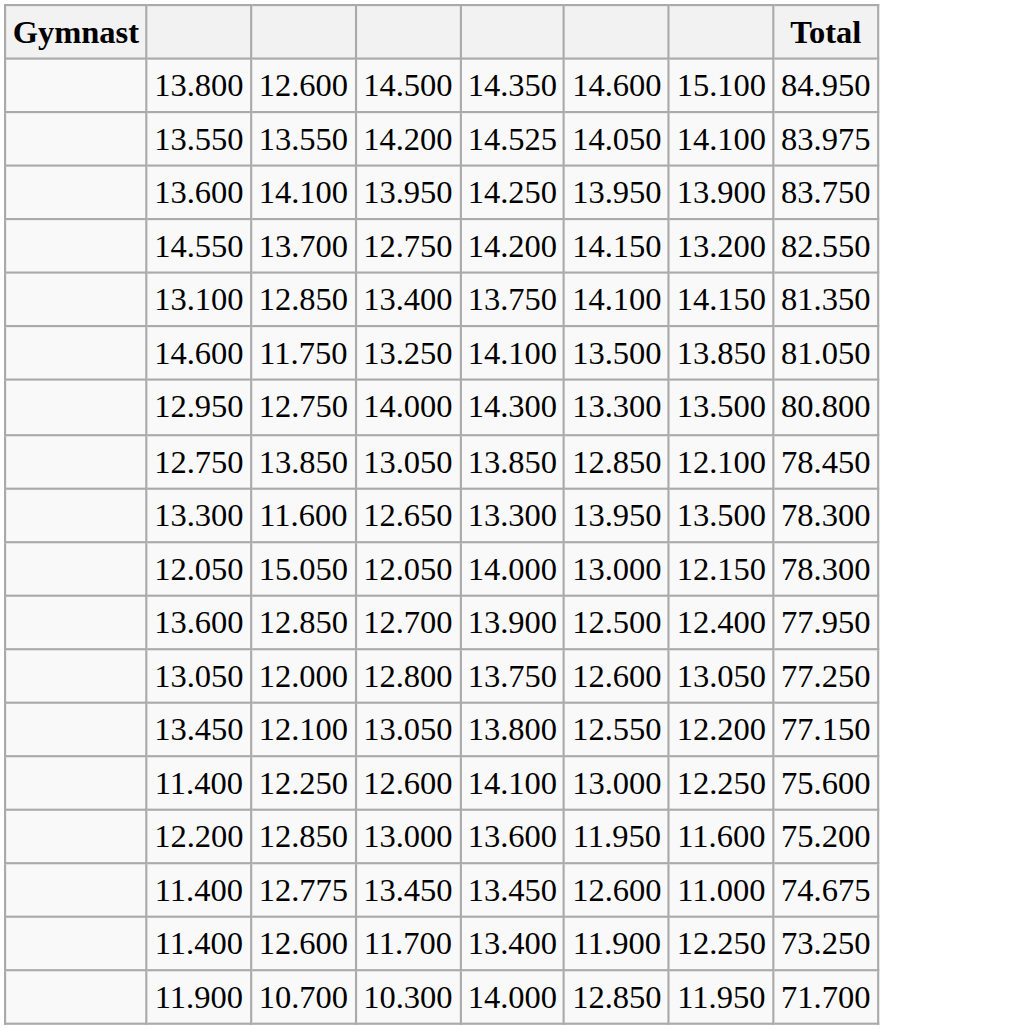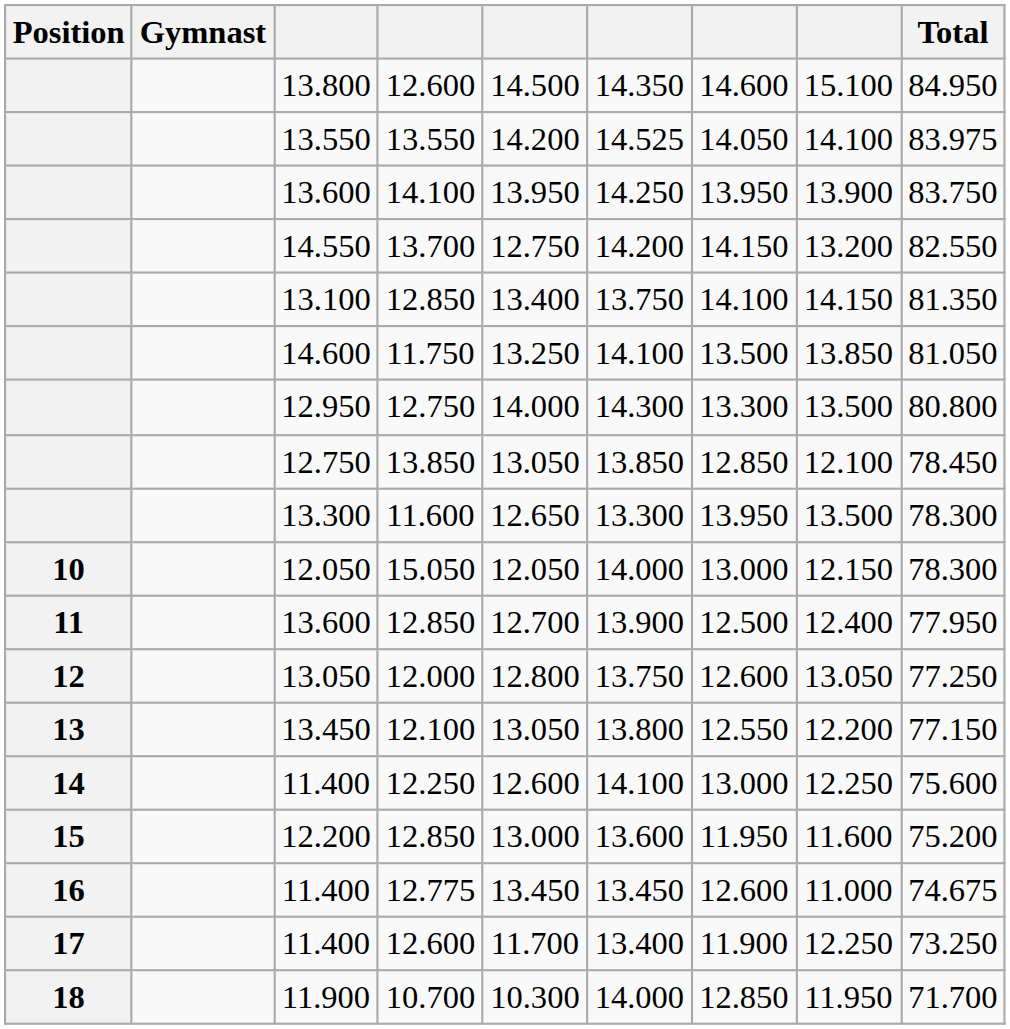+ column: (69, 31)
